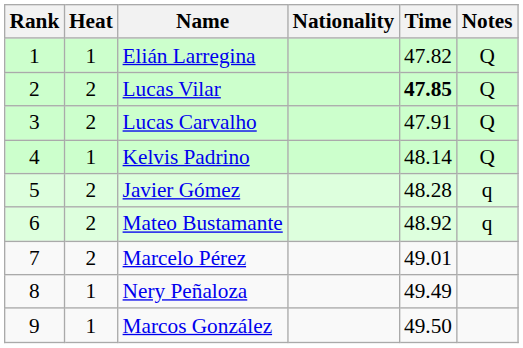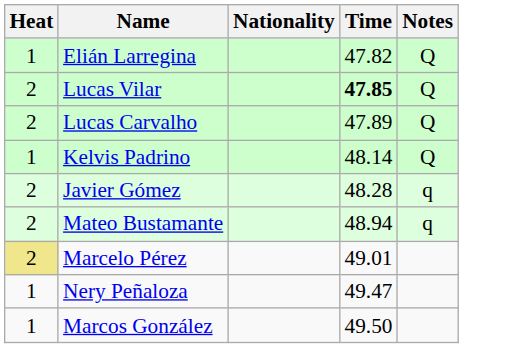- column: (34, 21)
(428, 122) 47.91 -> (369, 122) 47.89
(428, 223) 48.92 -> (369, 223) 48.94
(91, 257) no background -> (31, 257) khaki background
(428, 291) 49.49 -> (369, 291) 49.47
